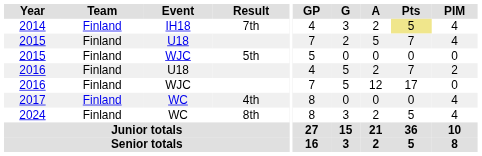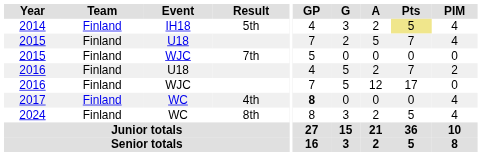(251, 26) 7th -> (251, 26) 5th
(251, 55) 5th -> (251, 55) 7th
(312, 100) normal -> (312, 100) bold
